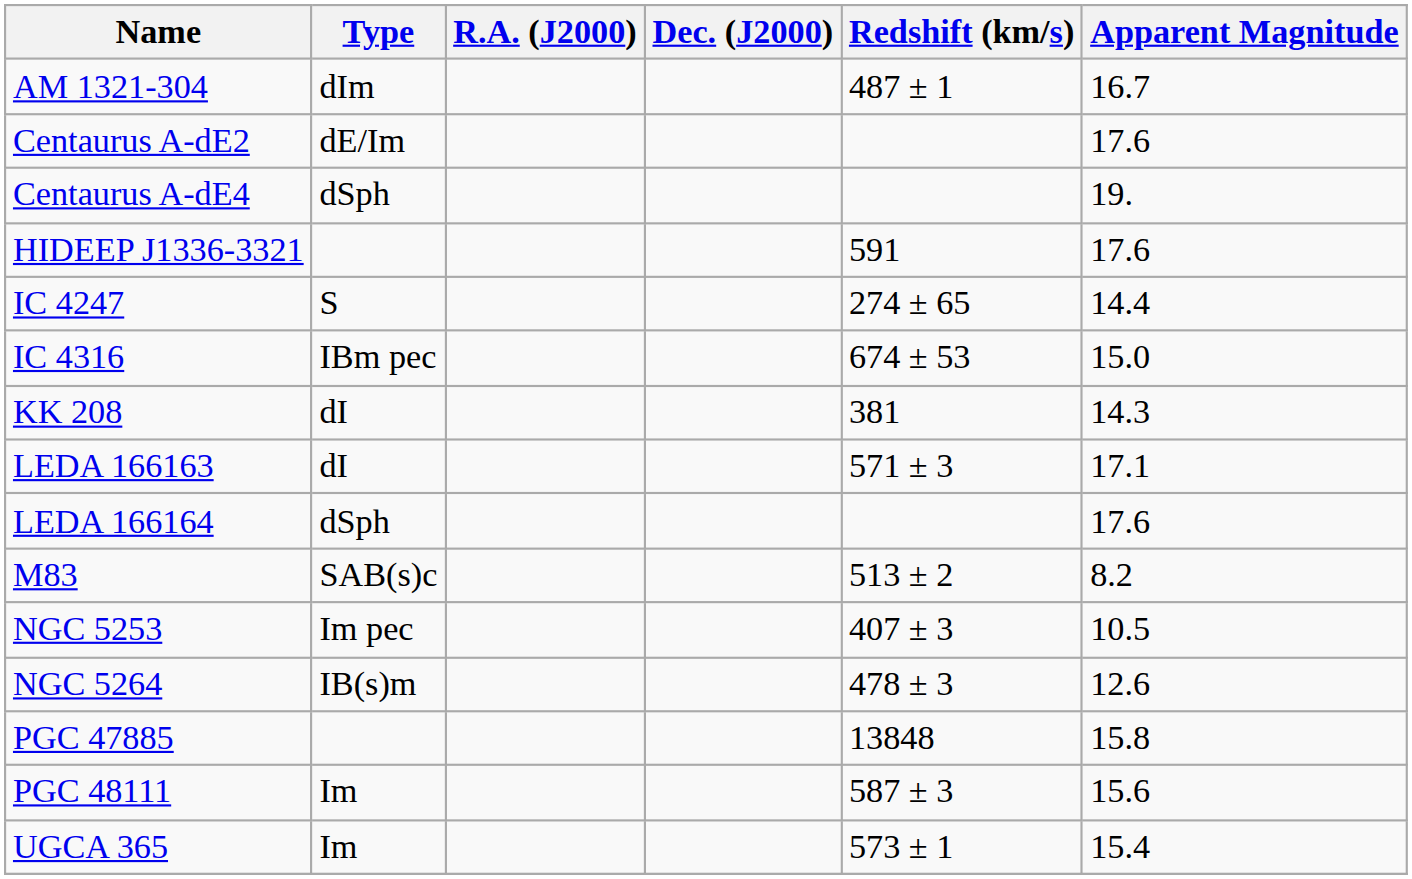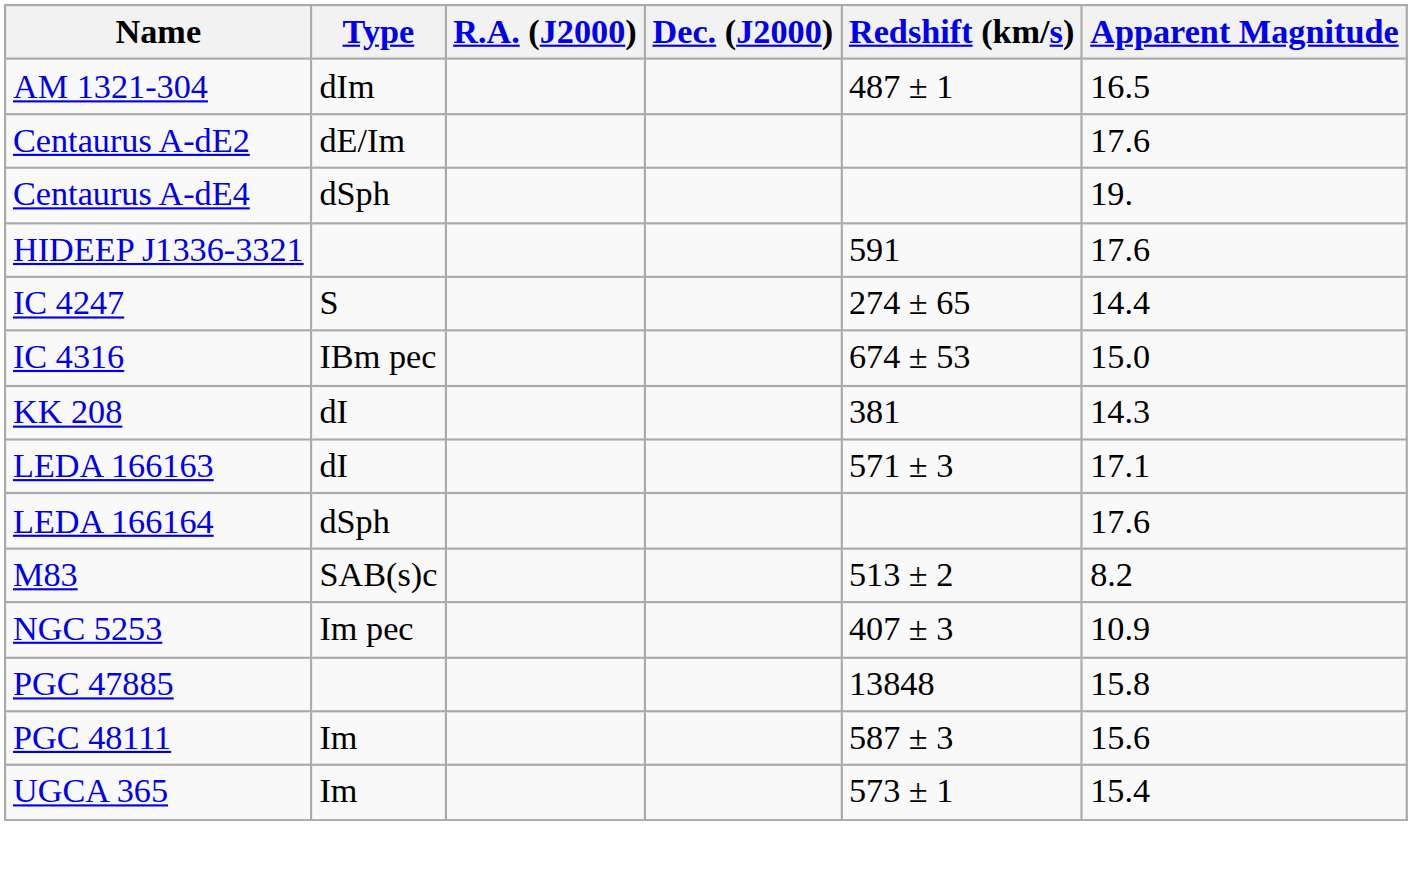(1120, 85) 16.7 -> (1120, 85) 16.5
(1120, 628) 10.5 -> (1120, 628) 10.9
- row: (88, 683)
